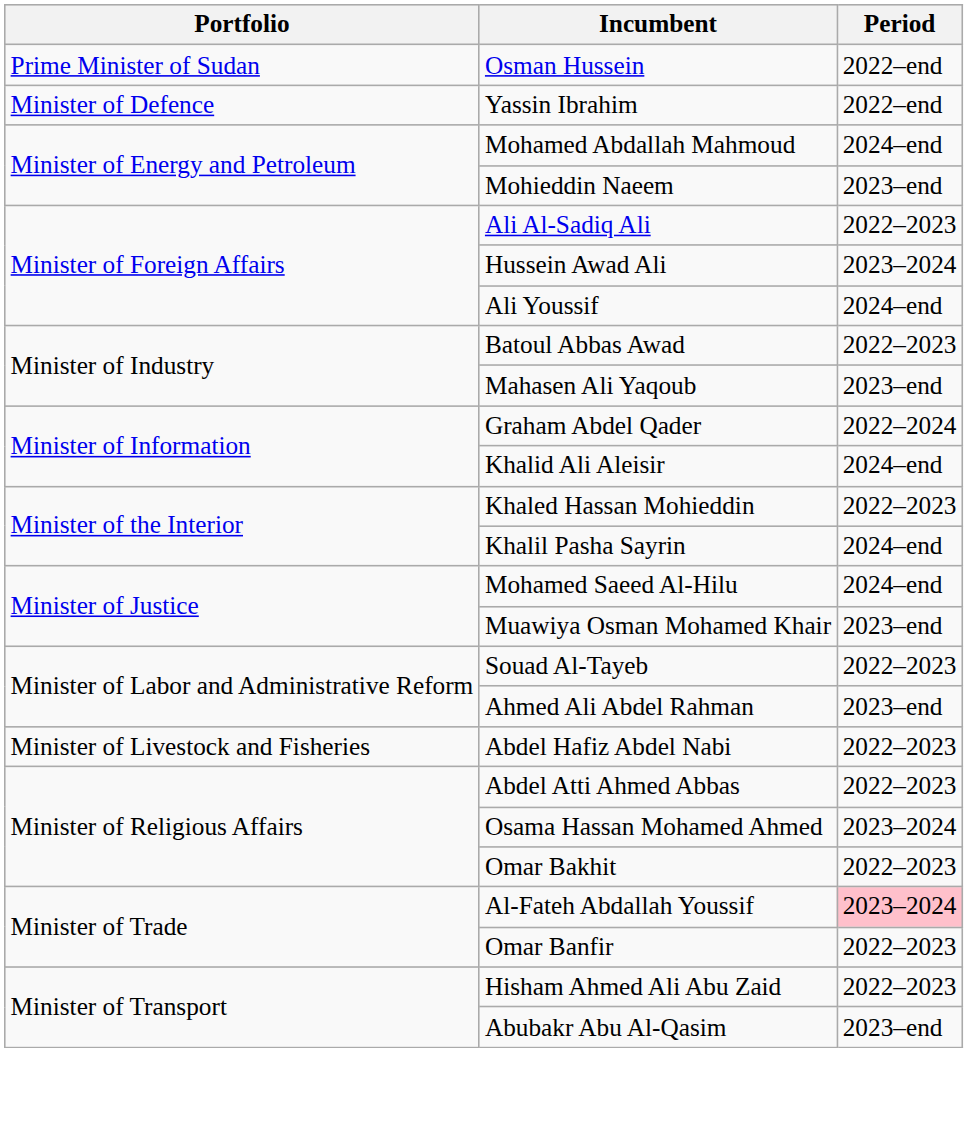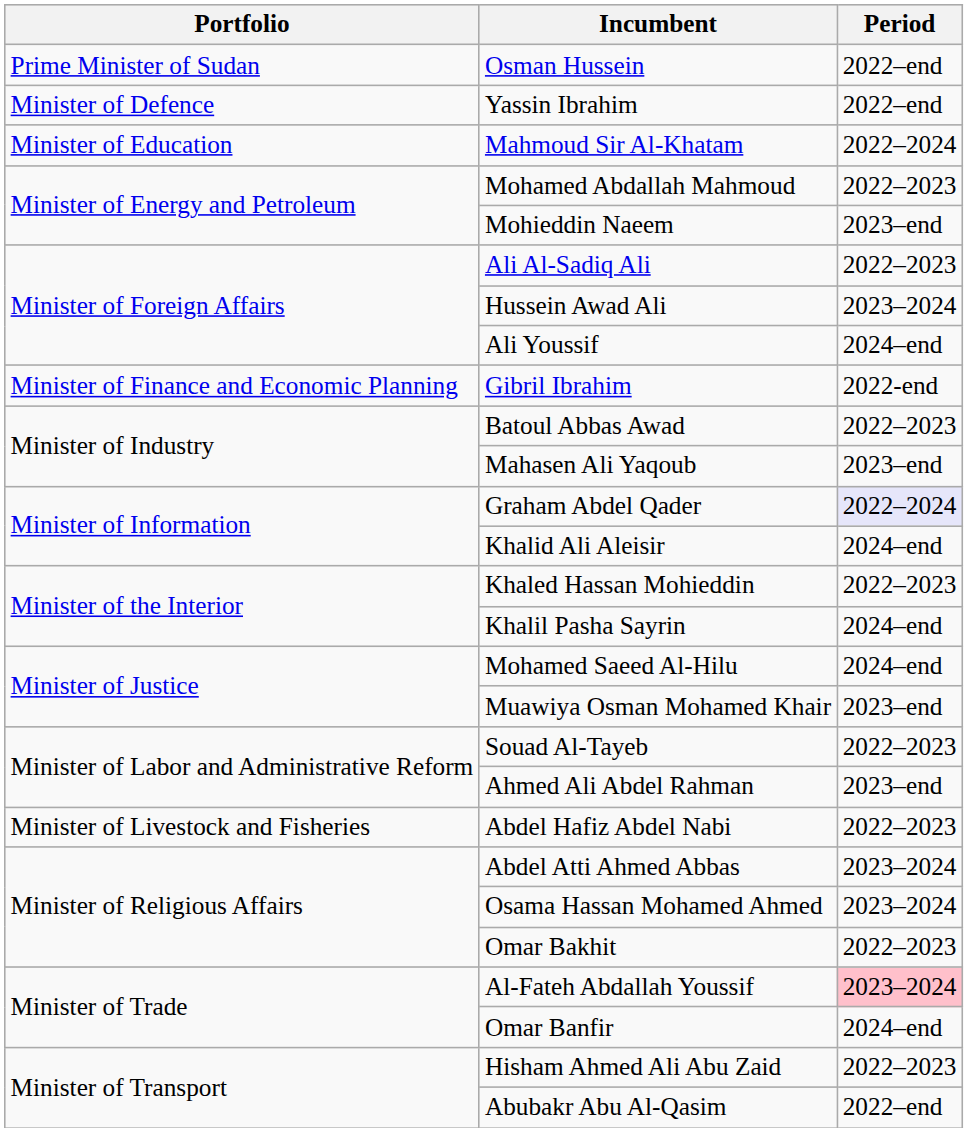+ row: (614, 144)
(893, 144) 2024–end -> (900, 184) 2022–2023
+ row: (558, 385)
(900, 425) no background -> (900, 505) lavender background
(900, 786) 2022–2023 -> (900, 866) 2023–2024
(900, 946) 2022–2023 -> (893, 1026) 2024–end
(893, 1026) 2023–end -> (893, 1107) 2022–end
